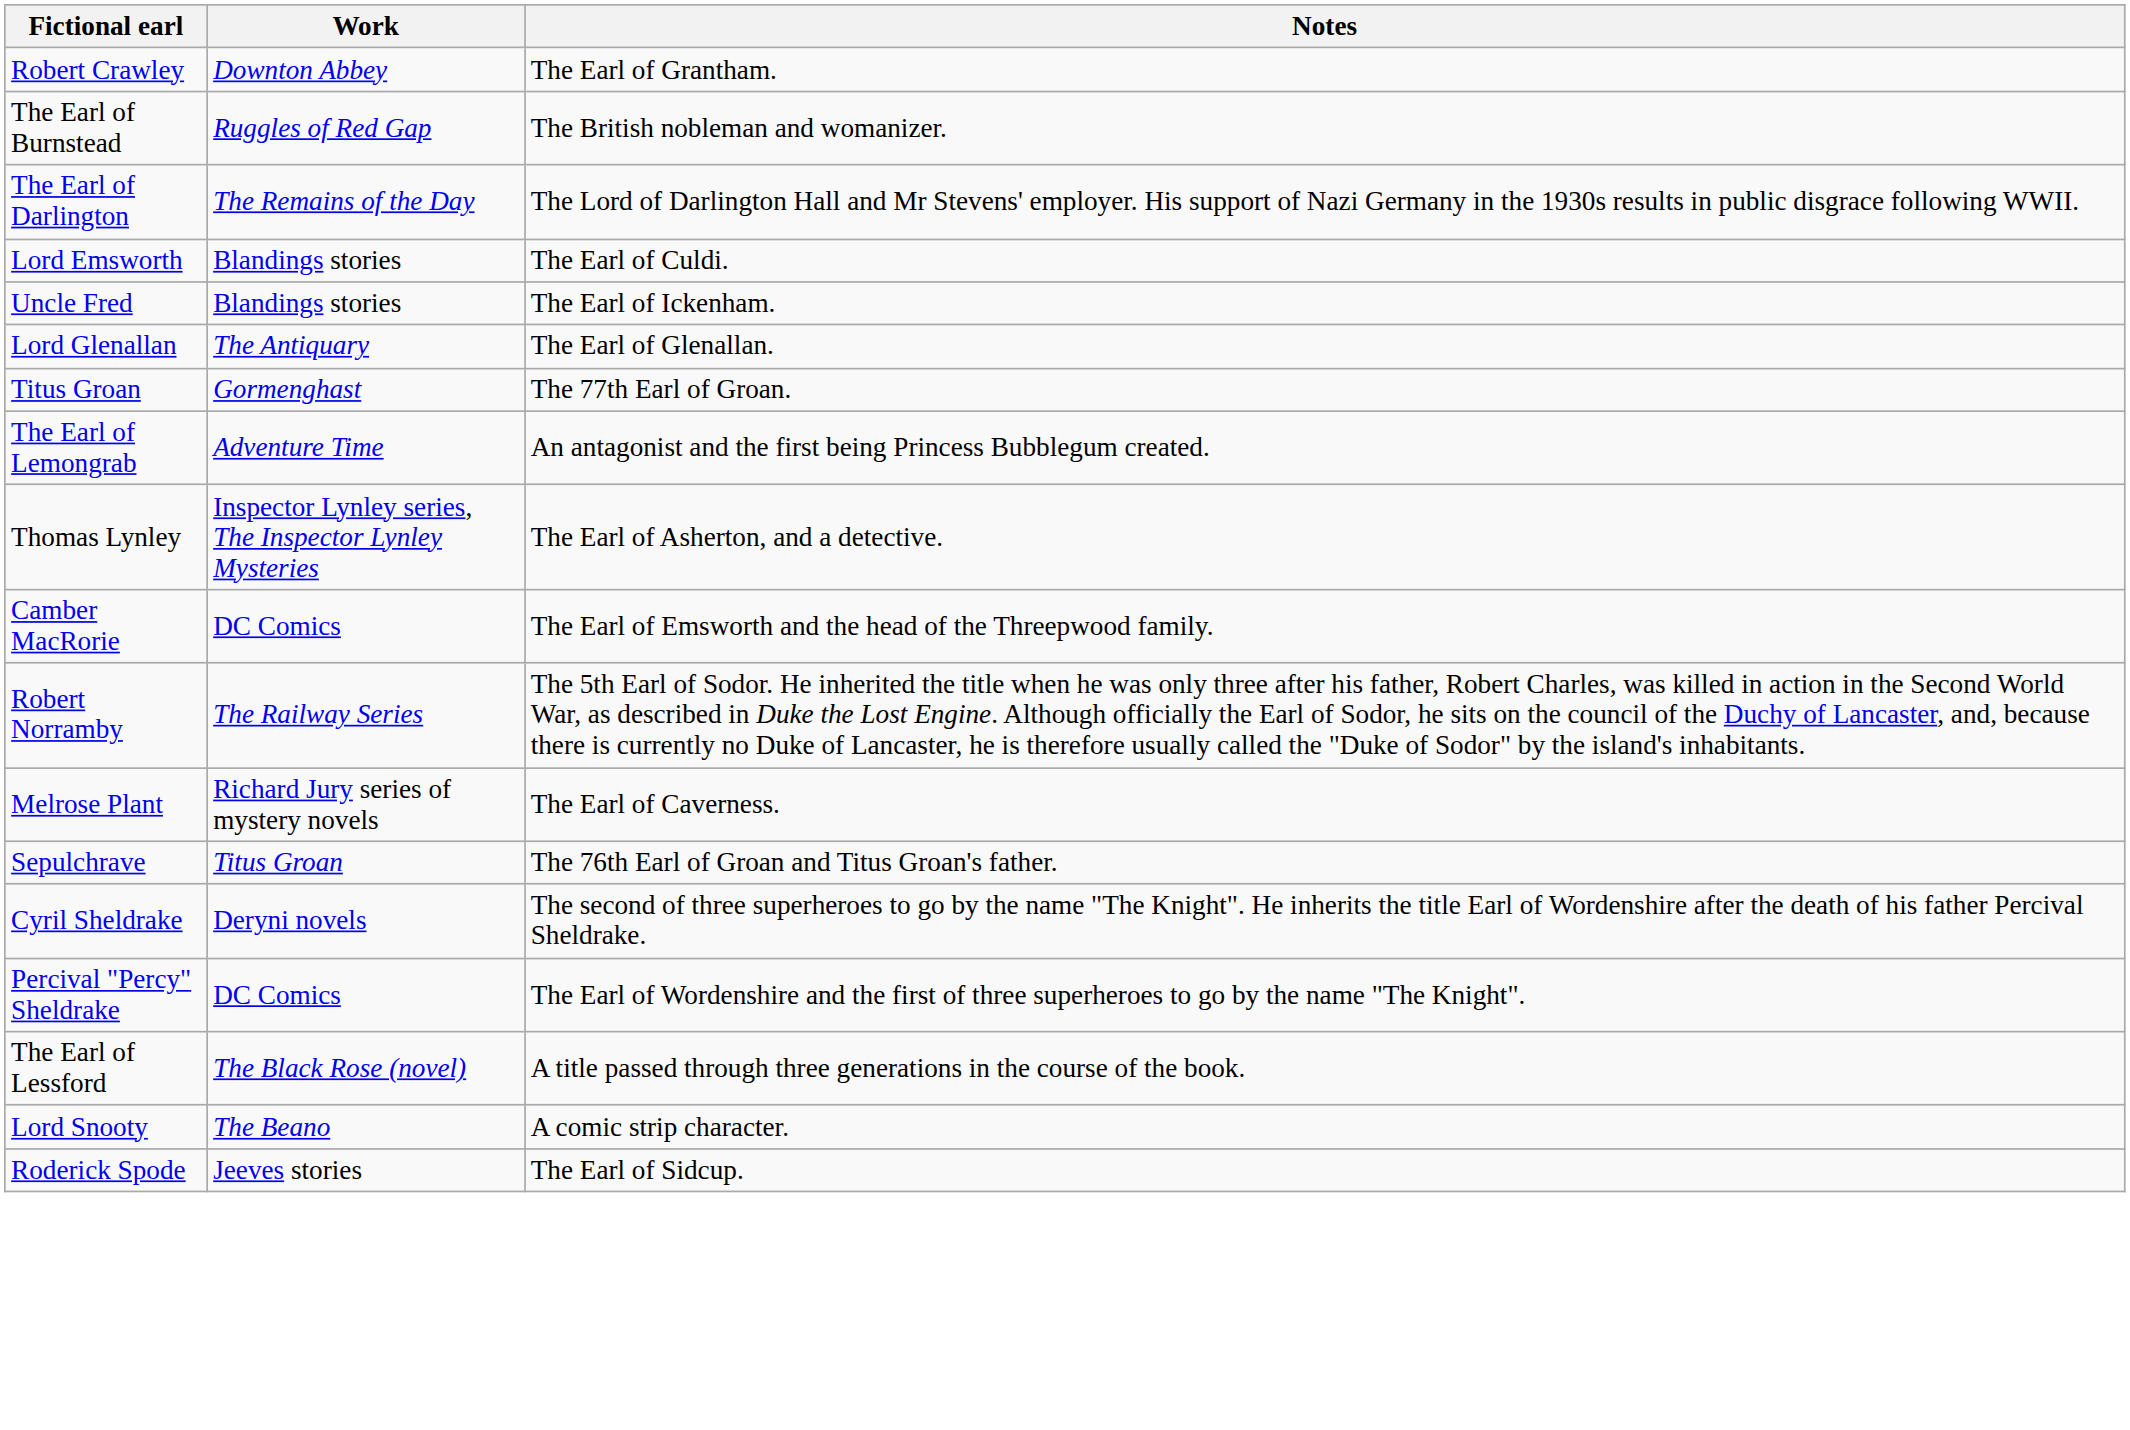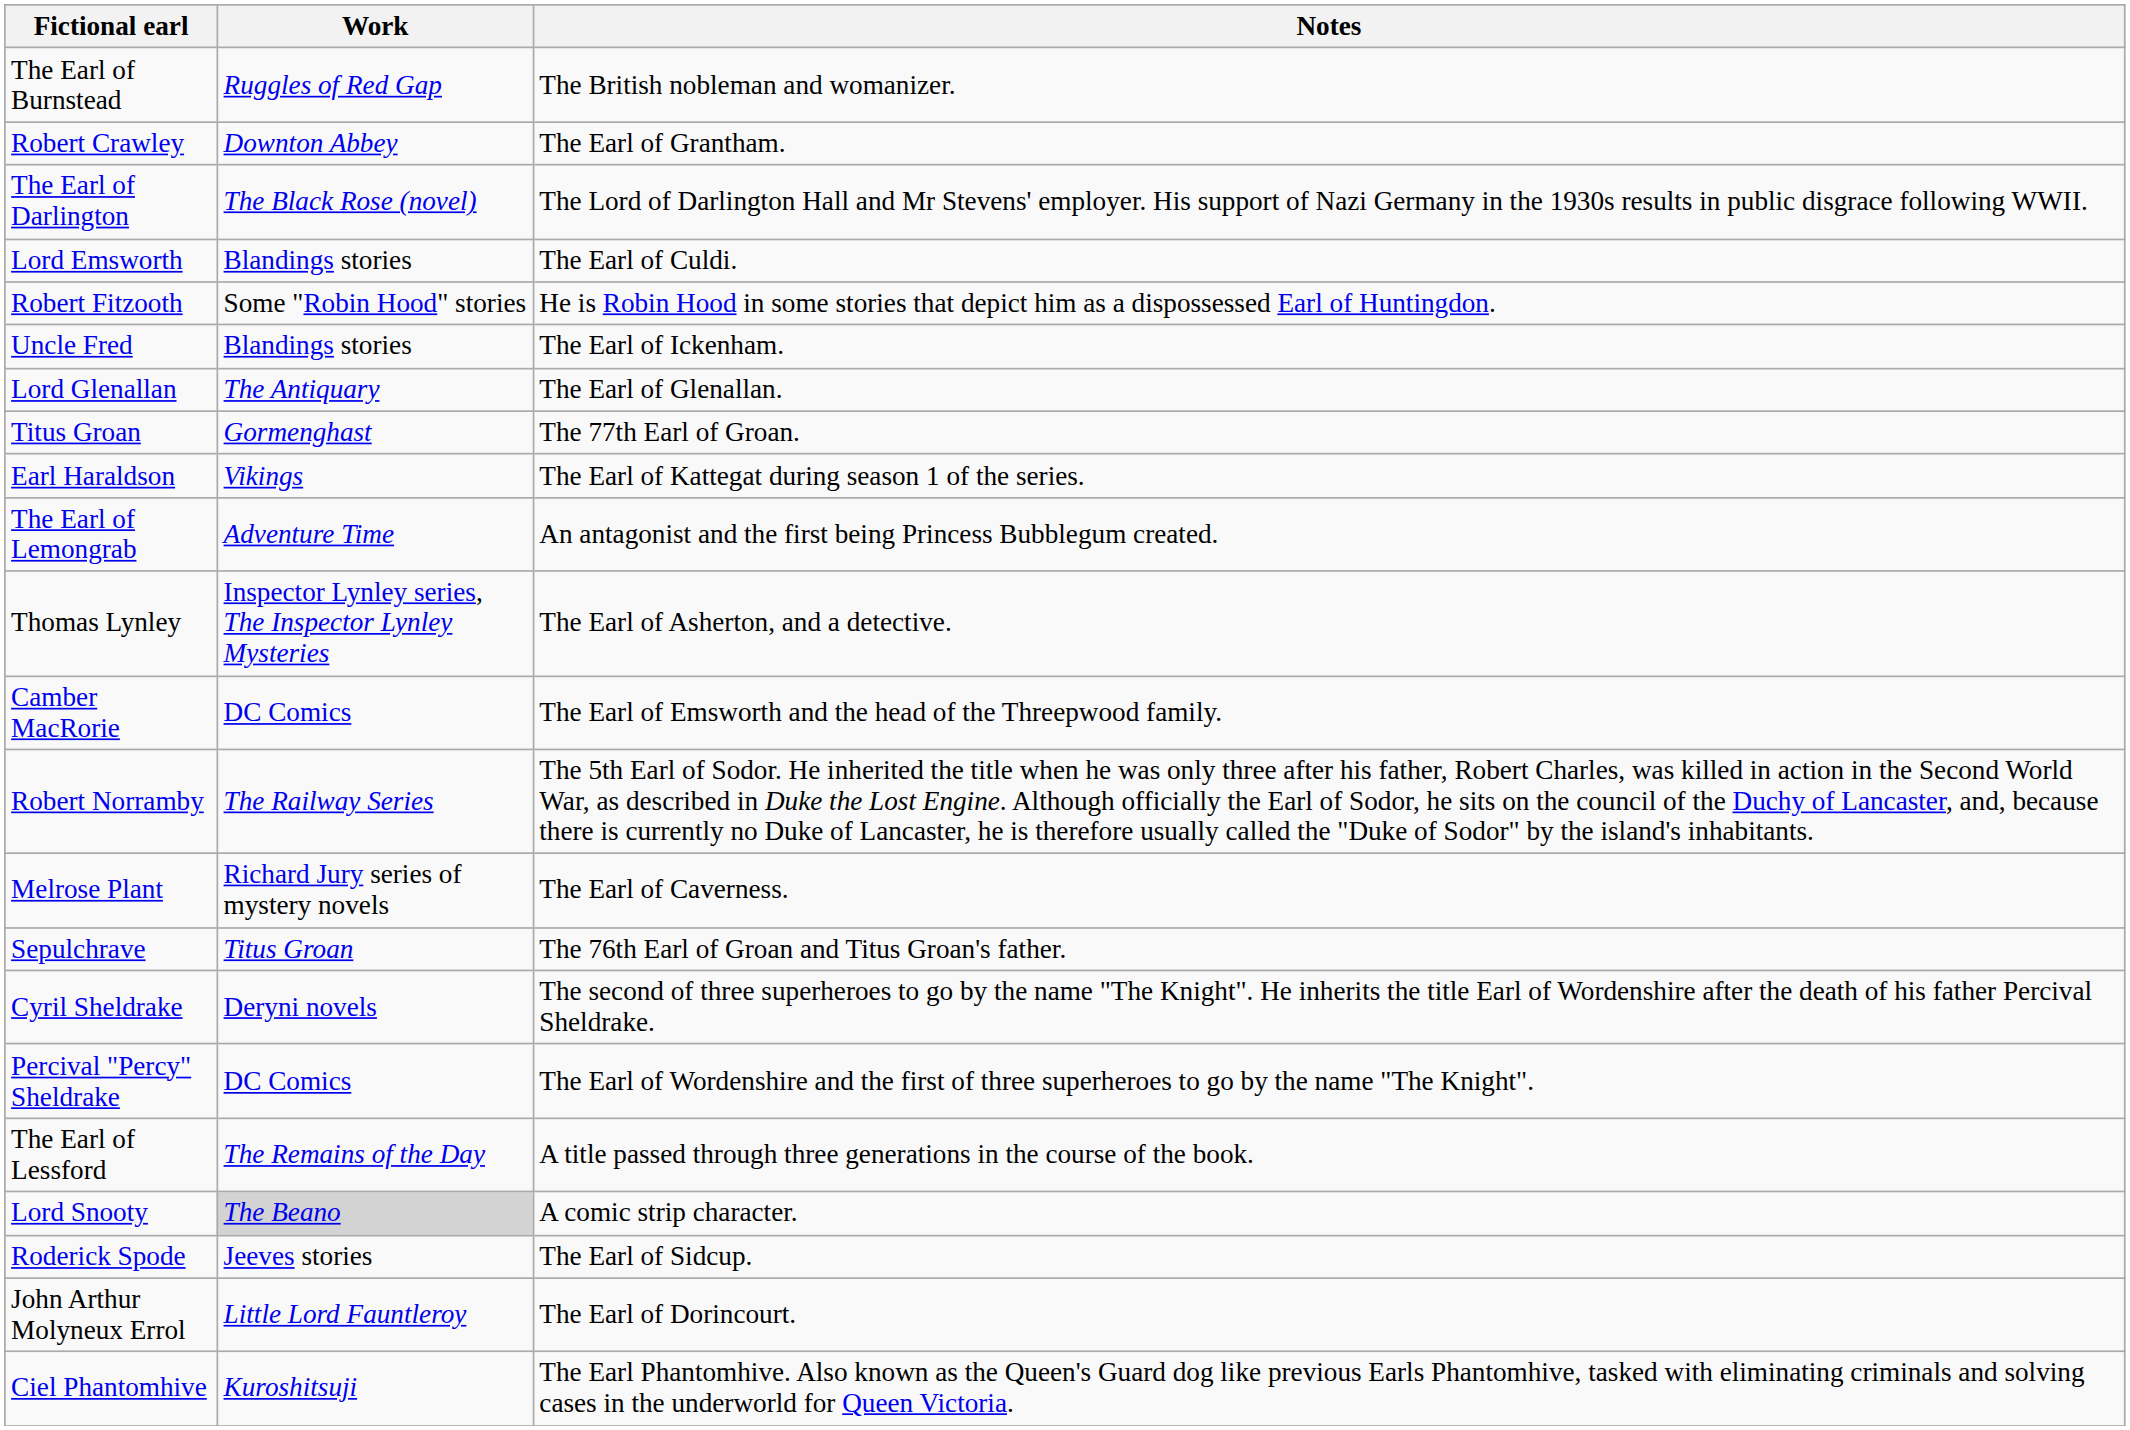rows swapped: (73, 127) <-> (98, 69)
(344, 201) The Remains of the Day -> (350, 201) The Black Rose (novel)
+ row: (97, 302)
+ row: (93, 475)
(340, 1068) The Black Rose (novel) -> (354, 1154) The Remains of the Day
(272, 1126) no background -> (282, 1212) lightgrey background
+ row: (98, 1314)
+ row: (109, 1388)
